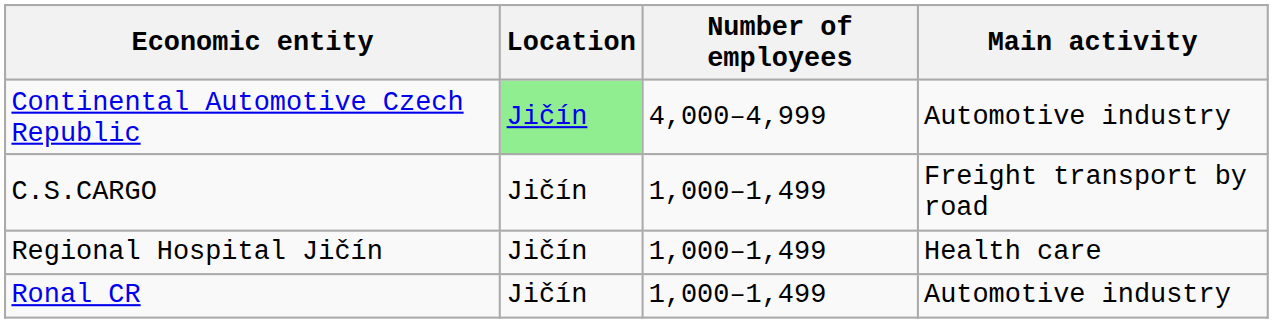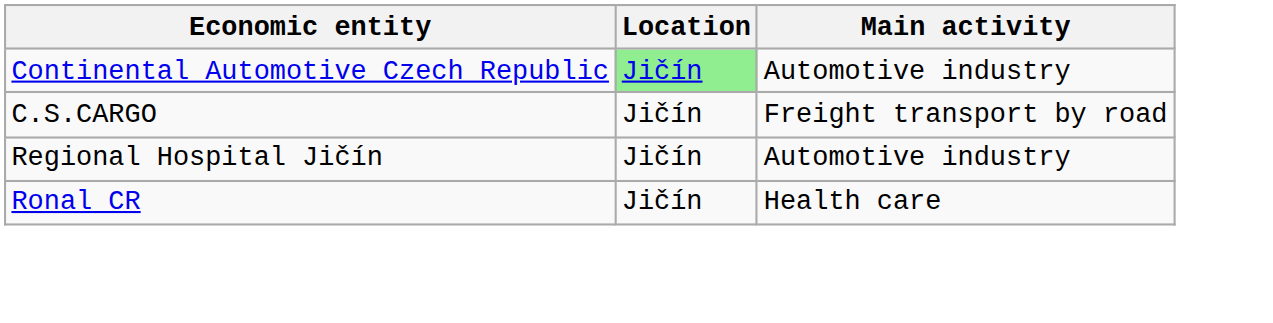- column: (780, 42)
(1013, 252) Health care -> (917, 159) Automotive industry
(1077, 296) Automotive industry -> (853, 202) Health care
